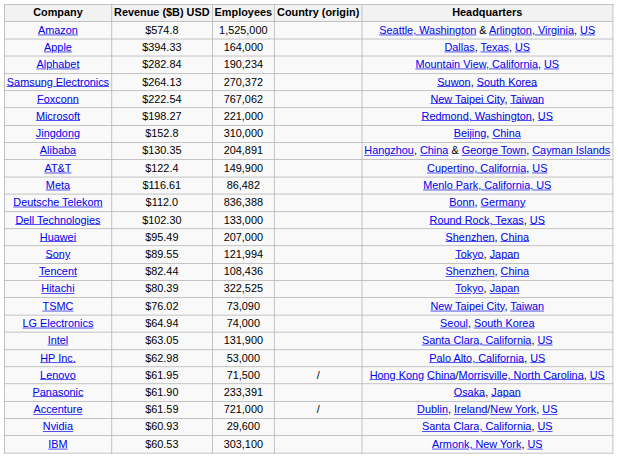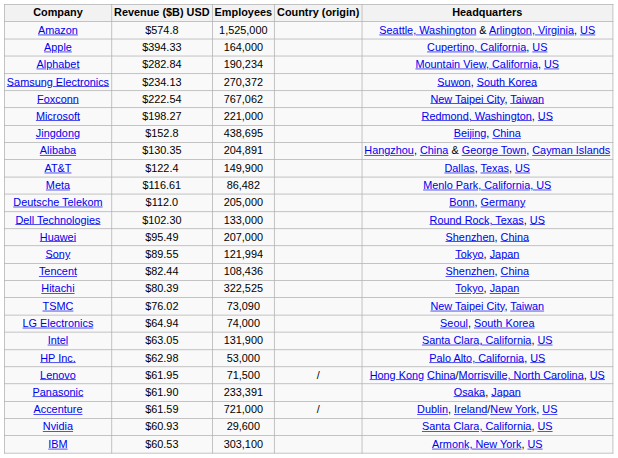(487, 47) Dallas, Texas, US -> (487, 47) Cupertino, California, US
(162, 82) $264.13 -> (162, 82) $234.13
(243, 133) 310,000 -> (243, 133) 438,695
(487, 168) Cupertino, California, US -> (487, 168) Dallas, Texas, US
(243, 202) 836,388 -> (243, 202) 205,000
